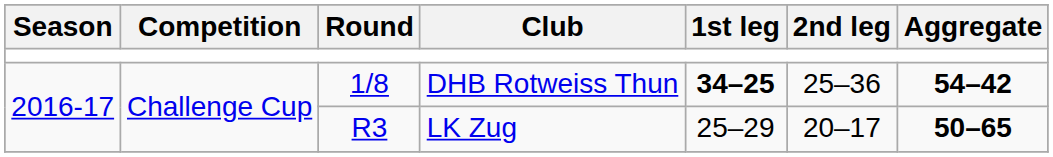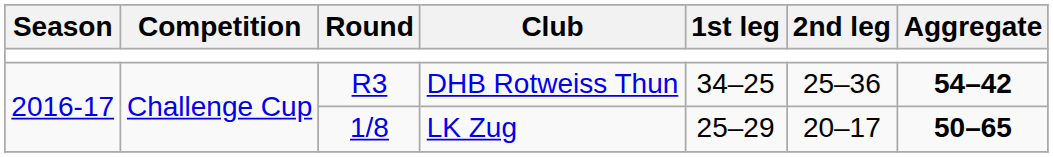(369, 84) 1/8 -> (369, 84) R3
(736, 84) bold -> (736, 84) normal
(369, 128) R3 -> (369, 128) 1/8
